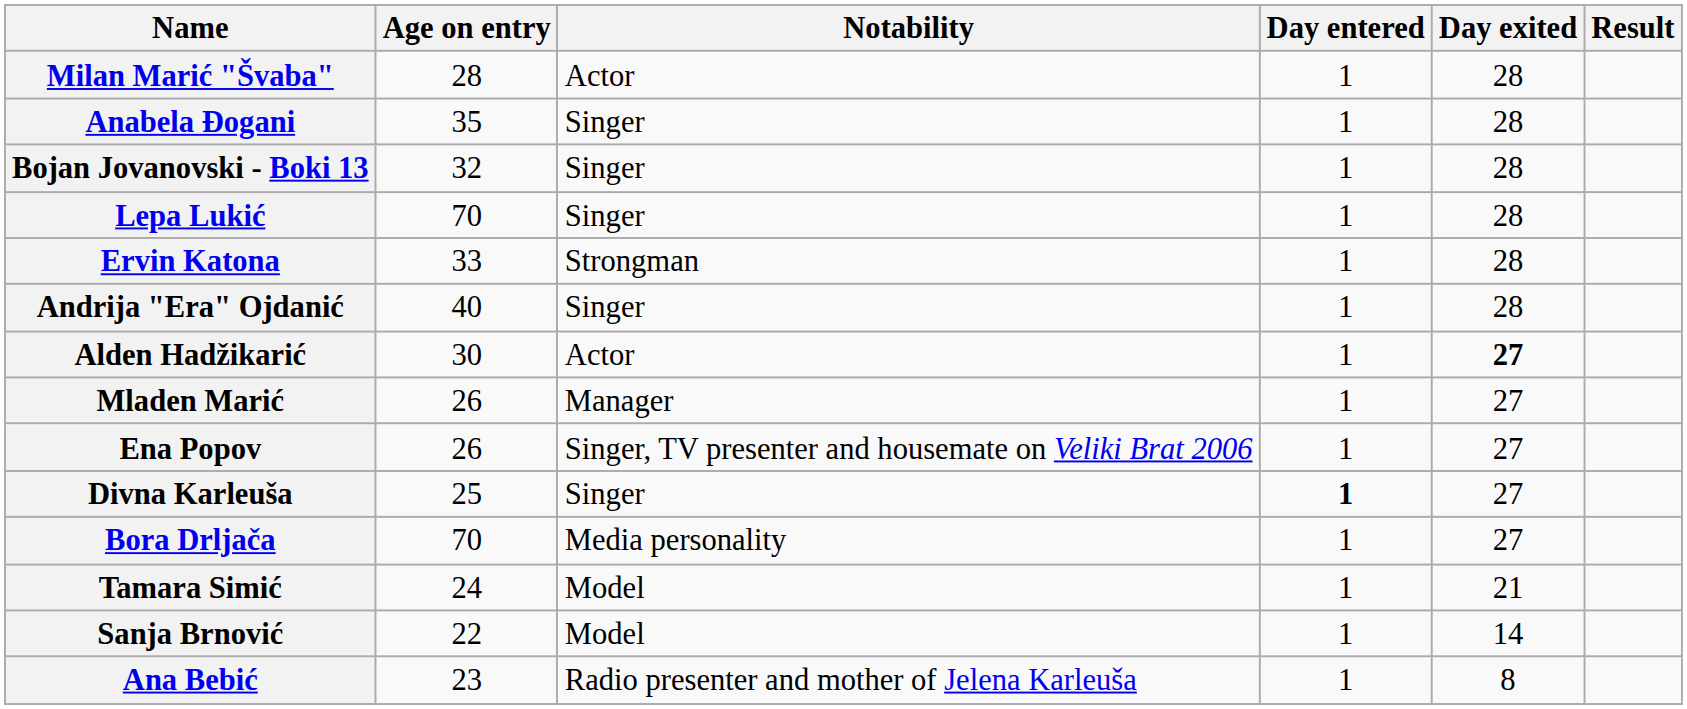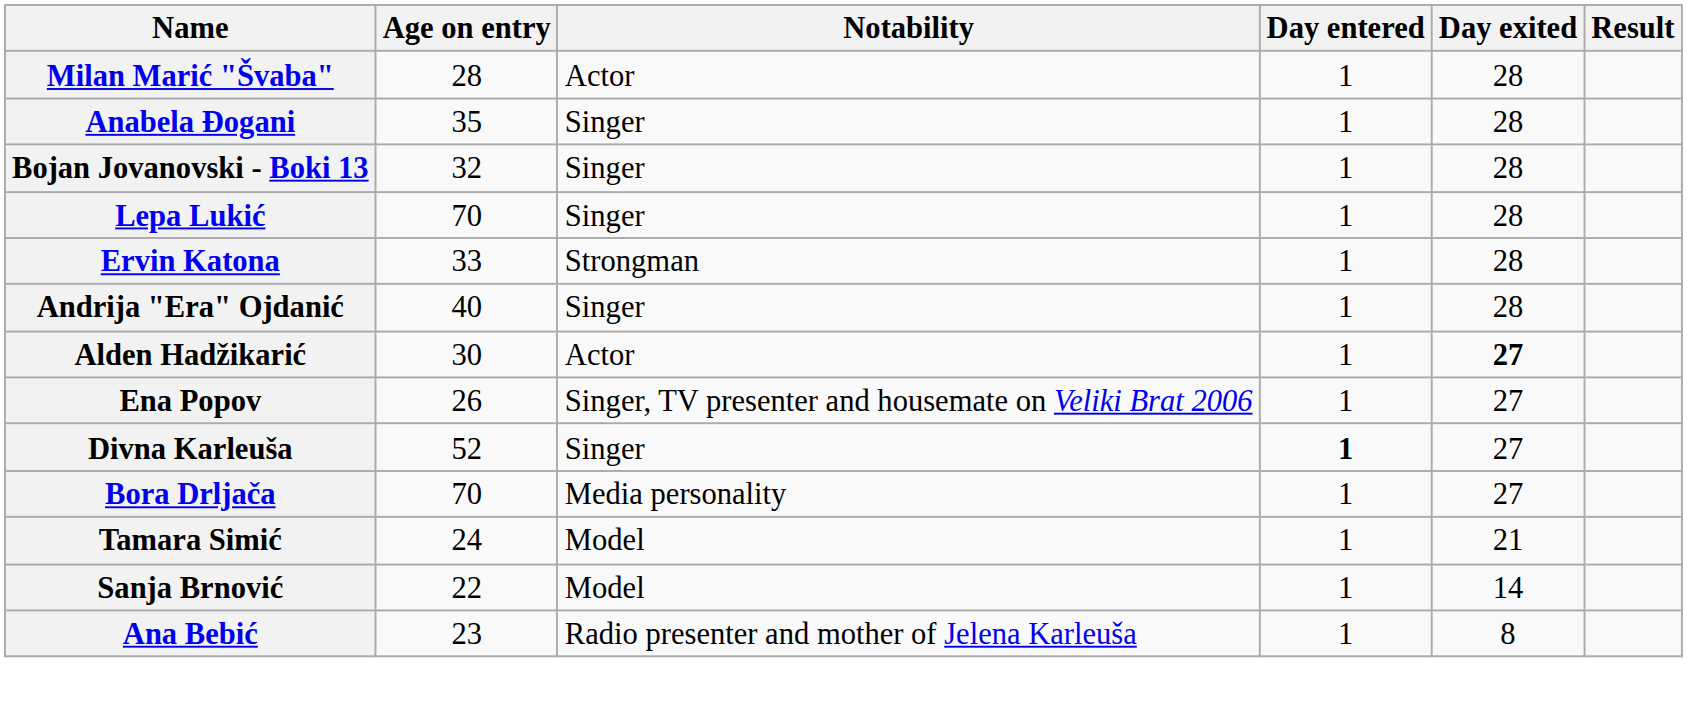- row: (190, 401)
(467, 494) 25 -> (467, 447) 52
